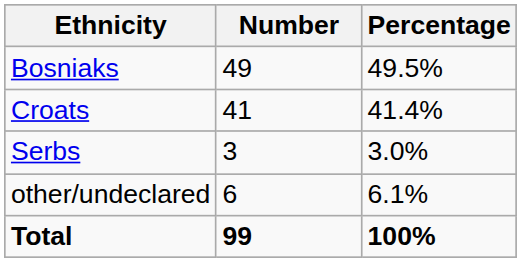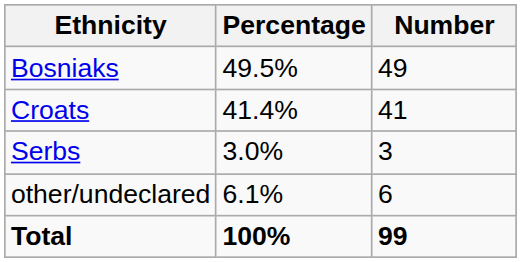columns swapped: (289, 25) <-> (439, 25)
